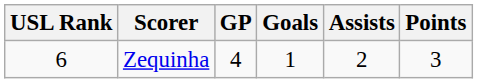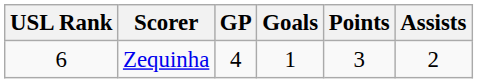columns swapped: (362, 22) <-> (436, 22)
